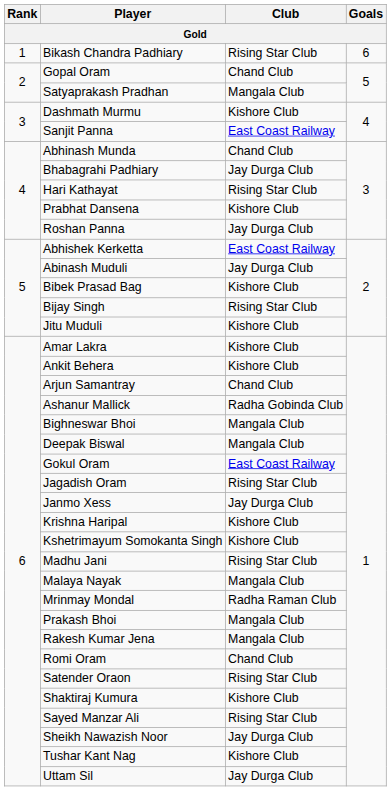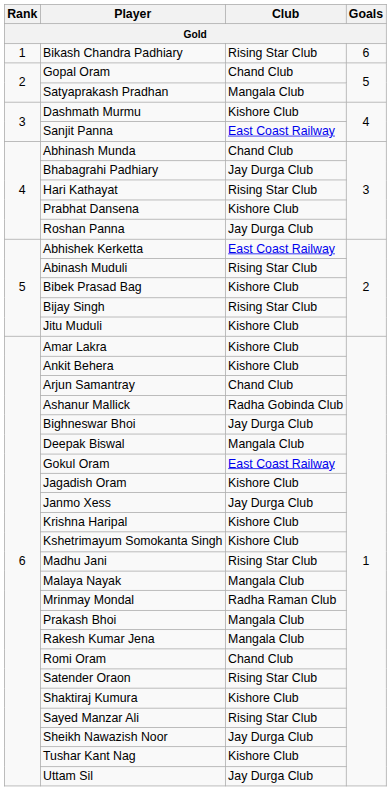(271, 268) Jay Durga Club -> (273, 268) Rising Star Club
(266, 424) Mangala Club -> (271, 424) Jay Durga Club
(273, 483) Rising Star Club -> (263, 483) Kishore Club
